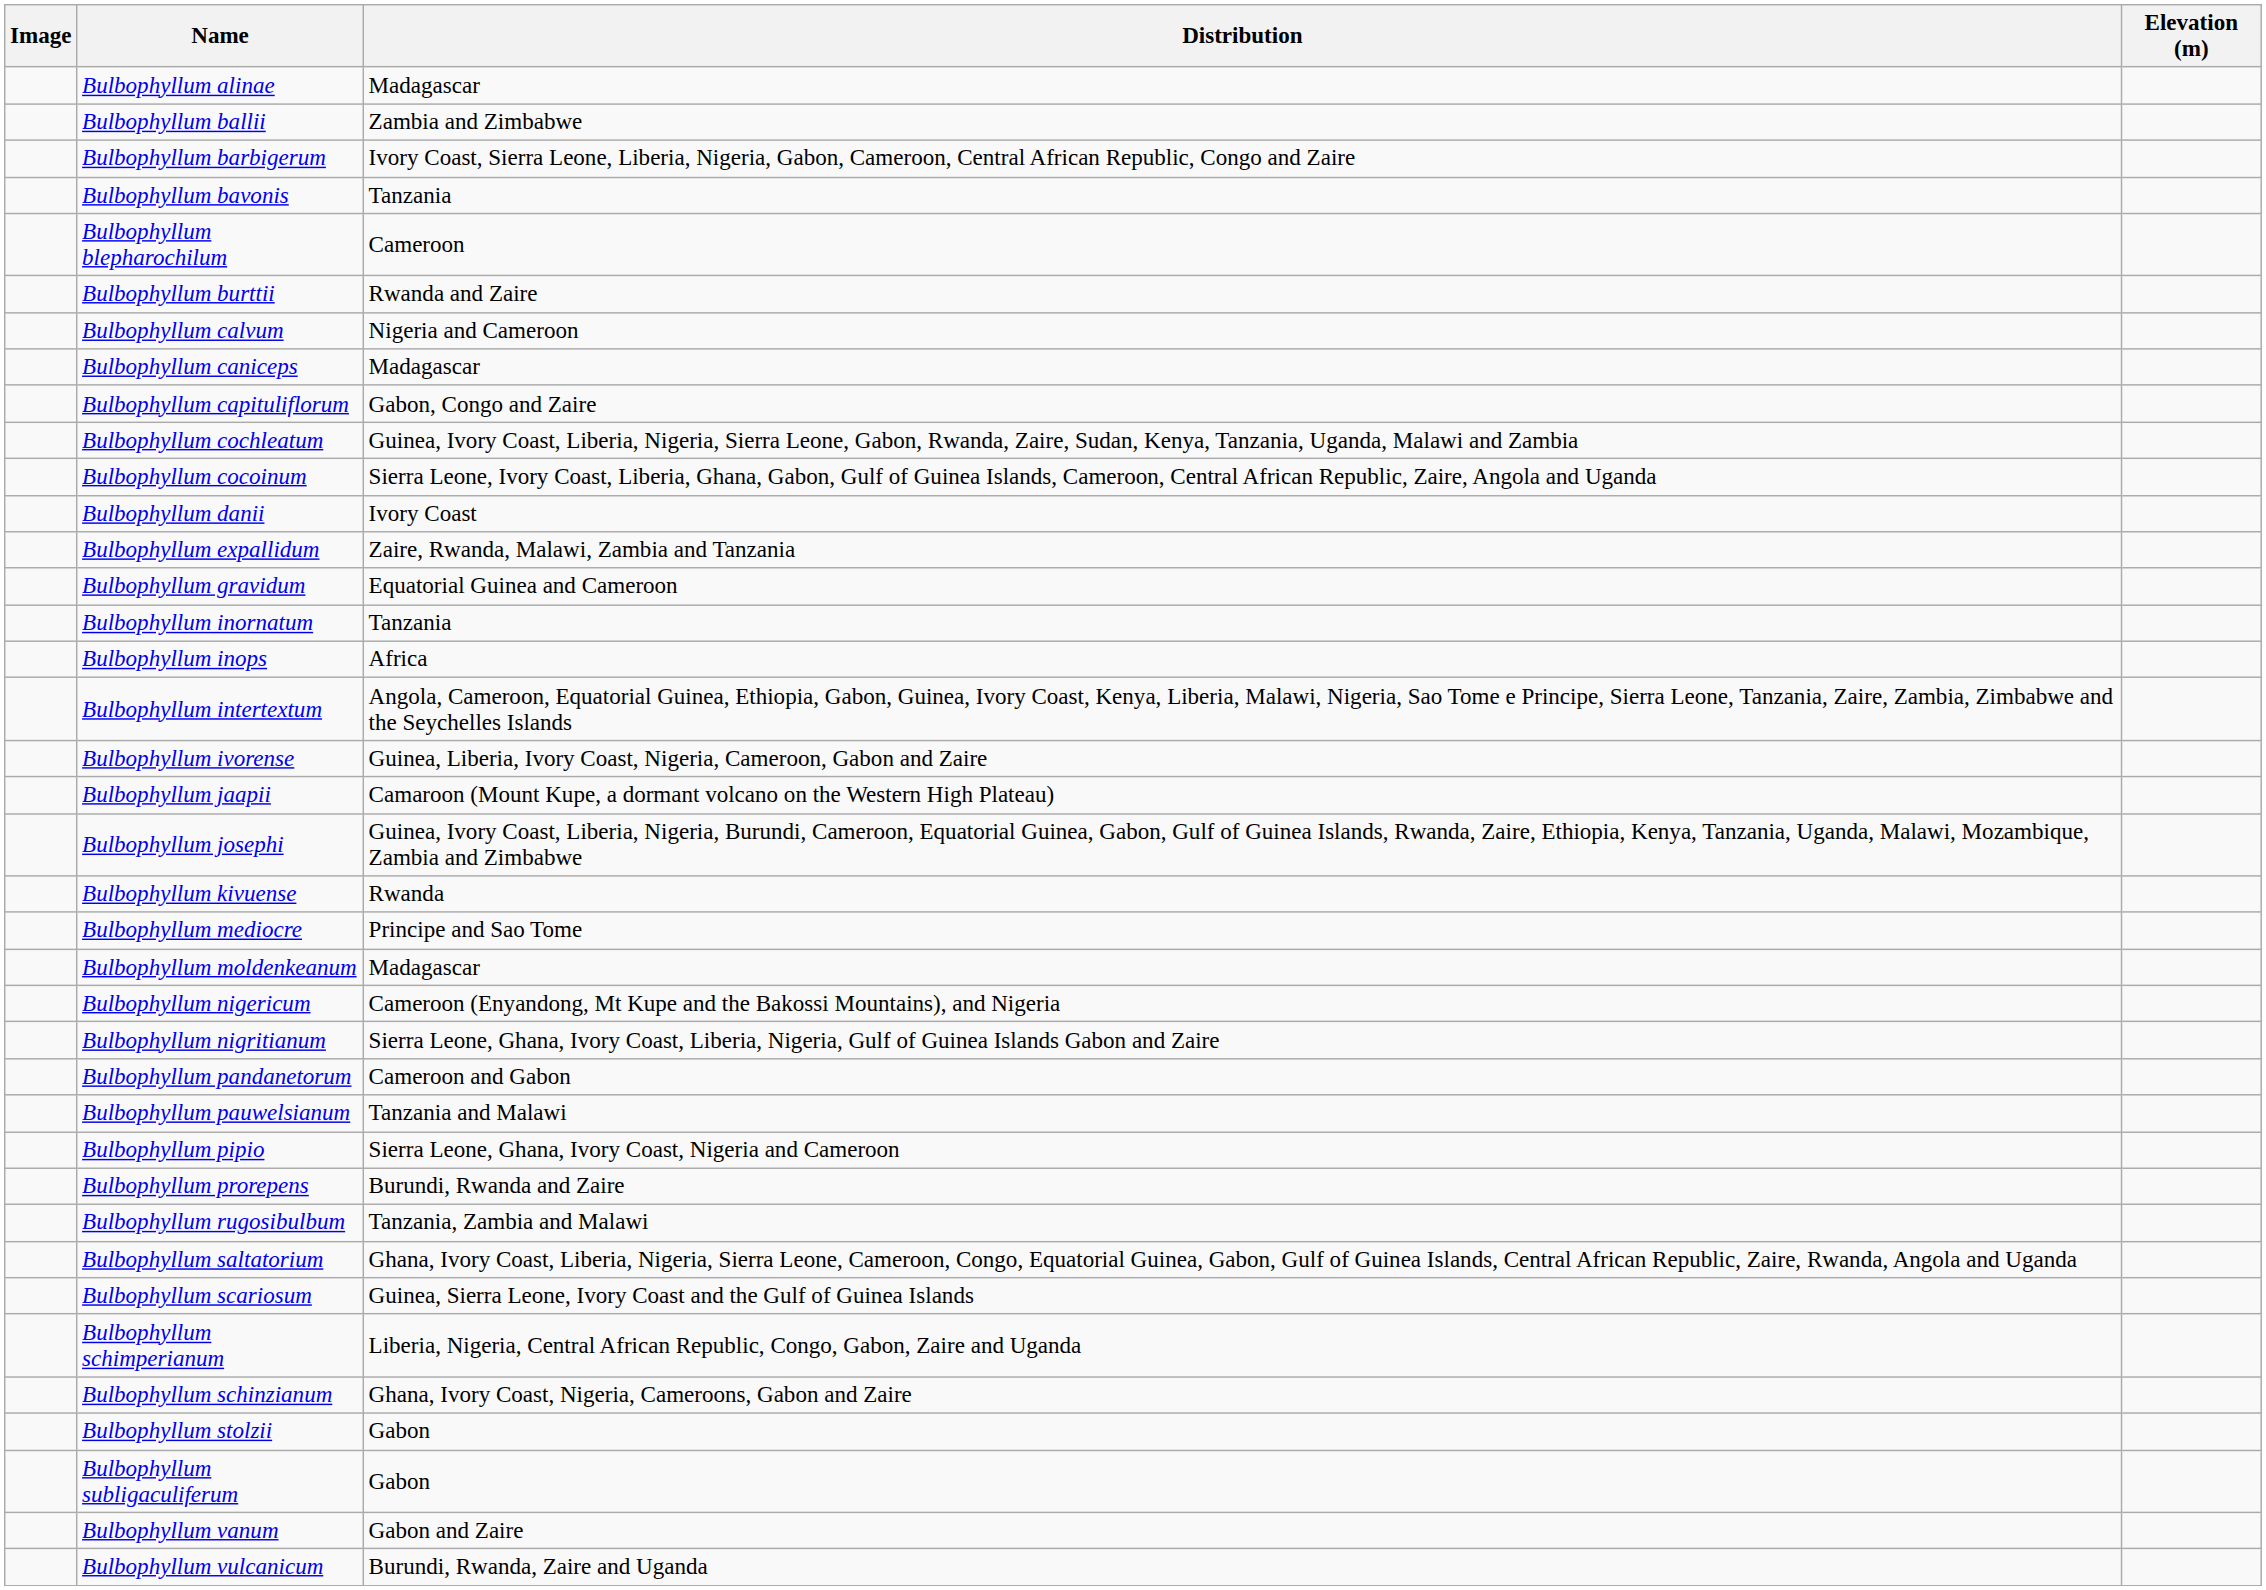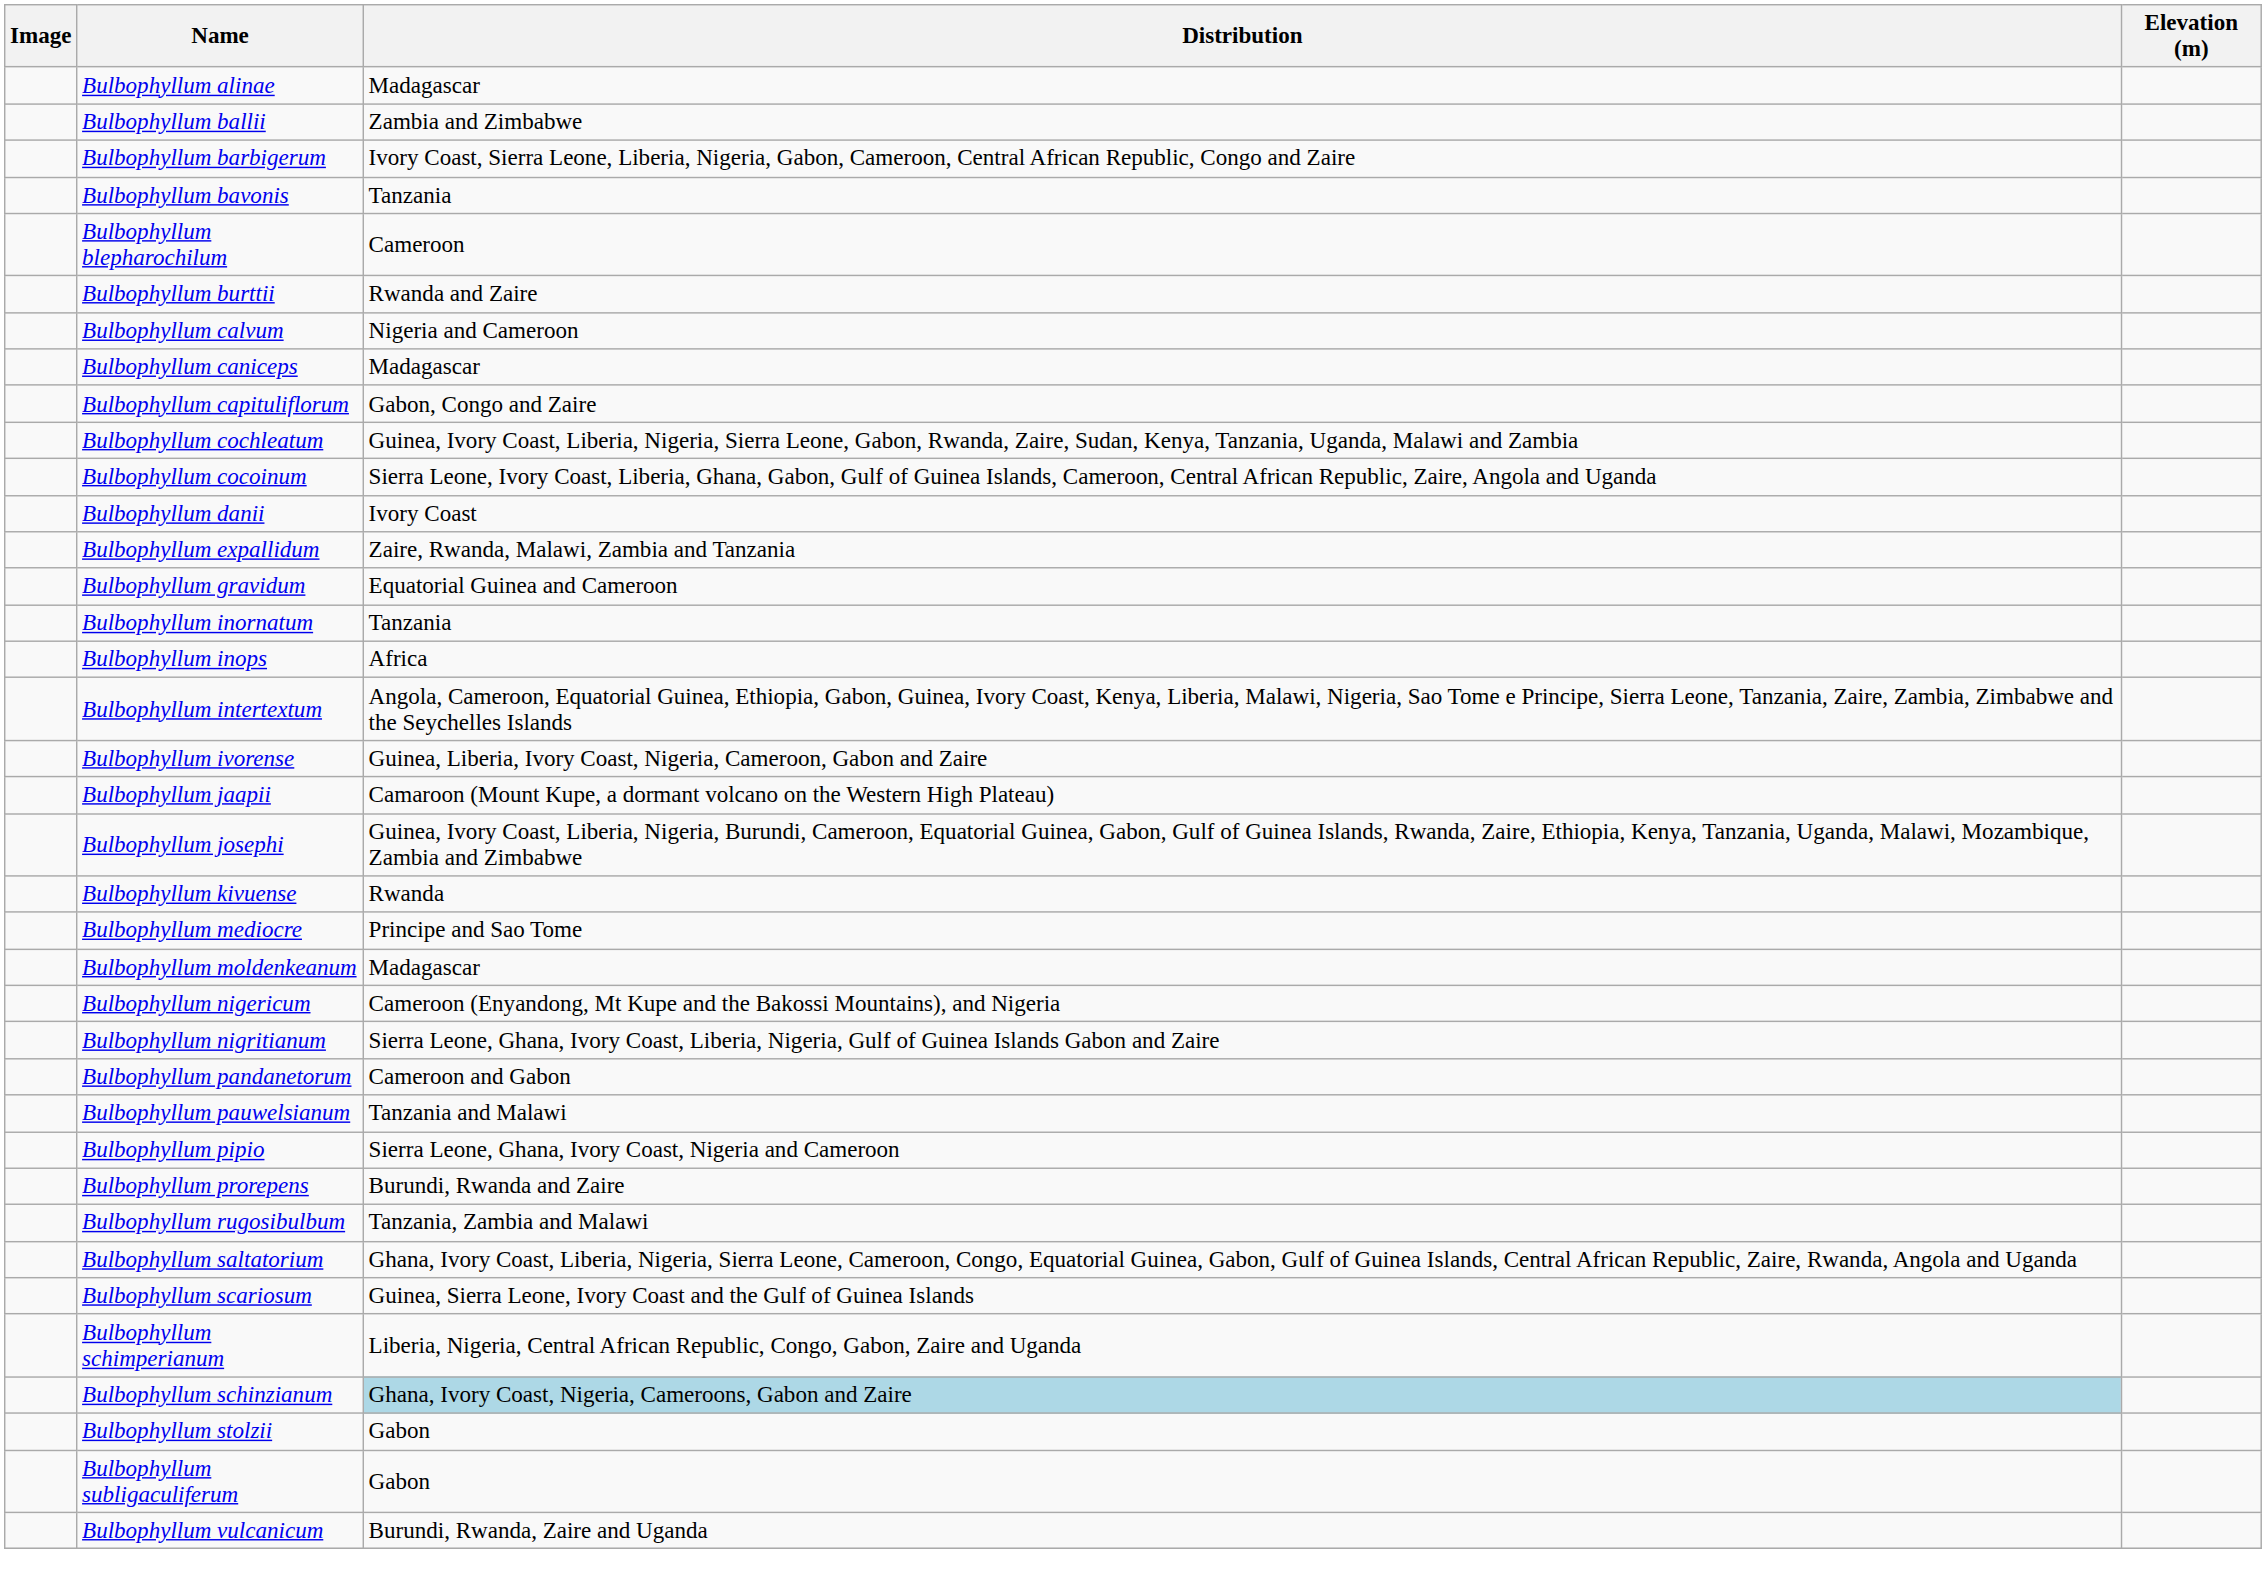(640, 1394) no background -> (640, 1394) lightblue background
- row: (180, 1530)
